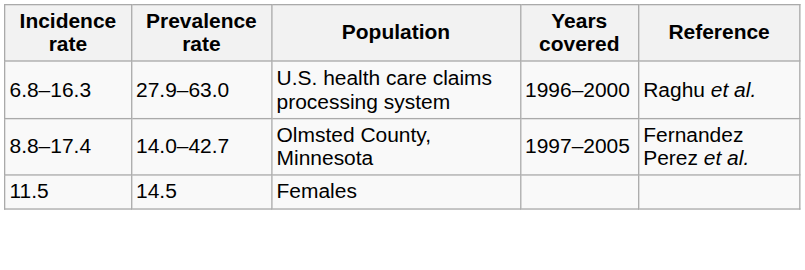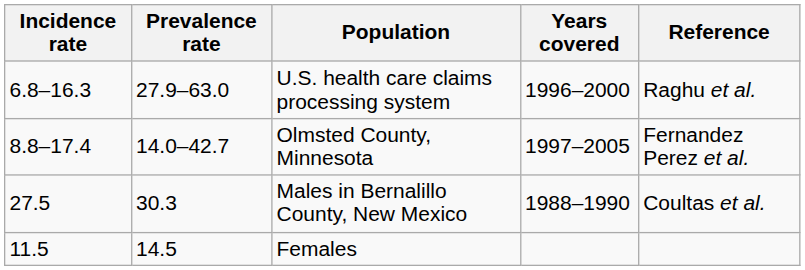+ row: (372, 203)
